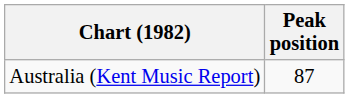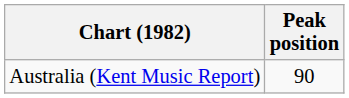(304, 76) 87 -> (304, 76) 90
